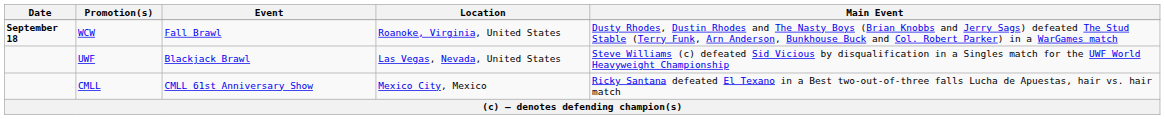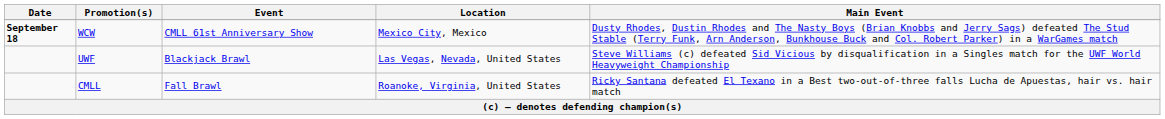(193, 33) Fall Brawl -> (239, 33) CMLL 61st Anniversary Show
(470, 33) Roanoke, Virginia, United States -> (433, 33) Mexico City, Mexico
(239, 86) CMLL 61st Anniversary Show -> (193, 86) Fall Brawl
(433, 86) Mexico City, Mexico -> (470, 86) Roanoke, Virginia, United States
